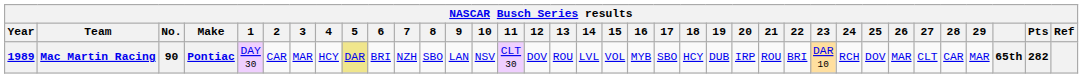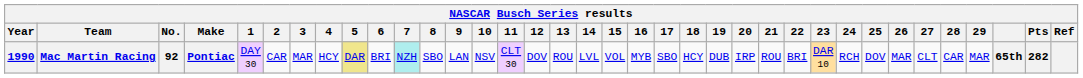(21, 57) 1989 -> (21, 57) 1990
(171, 57) 90 -> (171, 57) 92
(407, 57) no background -> (407, 57) paleturquoise background
